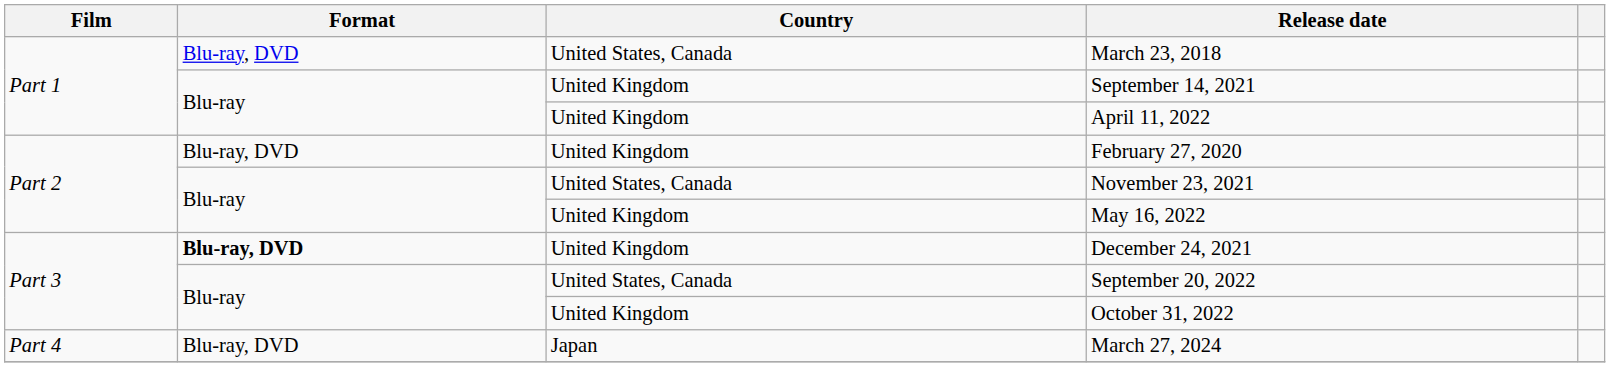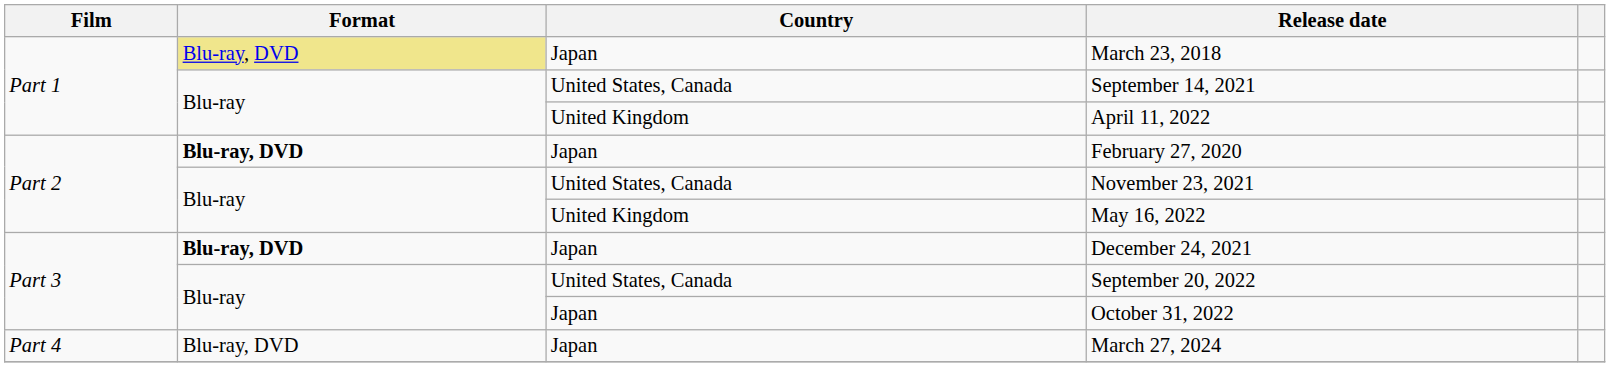(241, 53) no background -> (241, 53) khaki background
(641, 53) United States, Canada -> (574, 53) Japan
(620, 85) United Kingdom -> (641, 85) United States, Canada
(241, 150) normal -> (243, 150) bold
(620, 150) United Kingdom -> (574, 150) Japan
(620, 248) United Kingdom -> (574, 248) Japan
(620, 313) United Kingdom -> (574, 313) Japan
